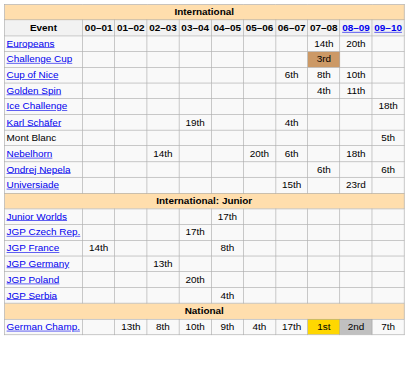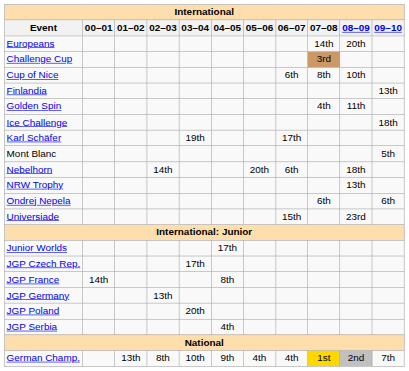+ row: (27, 91)
(292, 122) 4th -> (292, 138) 17th
+ row: (35, 185)
(292, 327) 17th -> (292, 358) 4th
